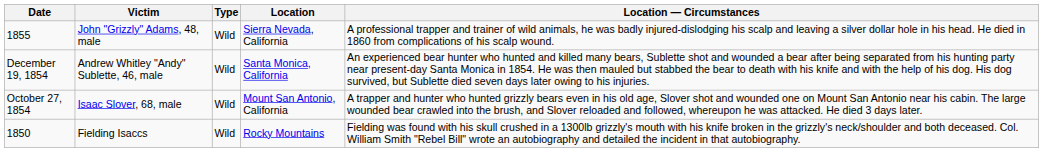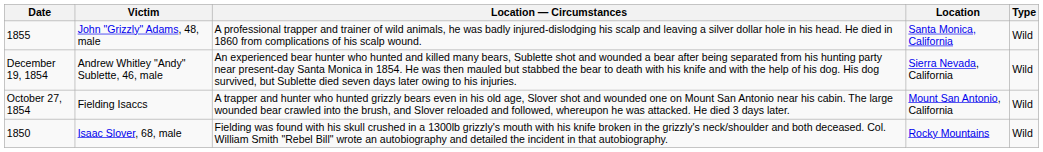columns swapped: (226, 12) <-> (692, 12)
(278, 35) Sierra Nevada, California -> (942, 35) Santa Monica, California
(277, 70) Santa Monica, California -> (944, 70) Sierra Nevada, California
(130, 104) Isaac Slover, 68, male -> (113, 104) Fielding Isaccs
(113, 133) Fielding Isaccs -> (130, 133) Isaac Slover, 68, male
